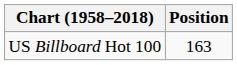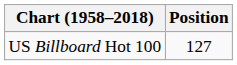(199, 45) 163 -> (199, 45) 127
